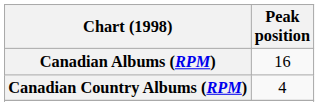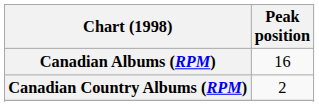(282, 87) 4 -> (282, 87) 2
